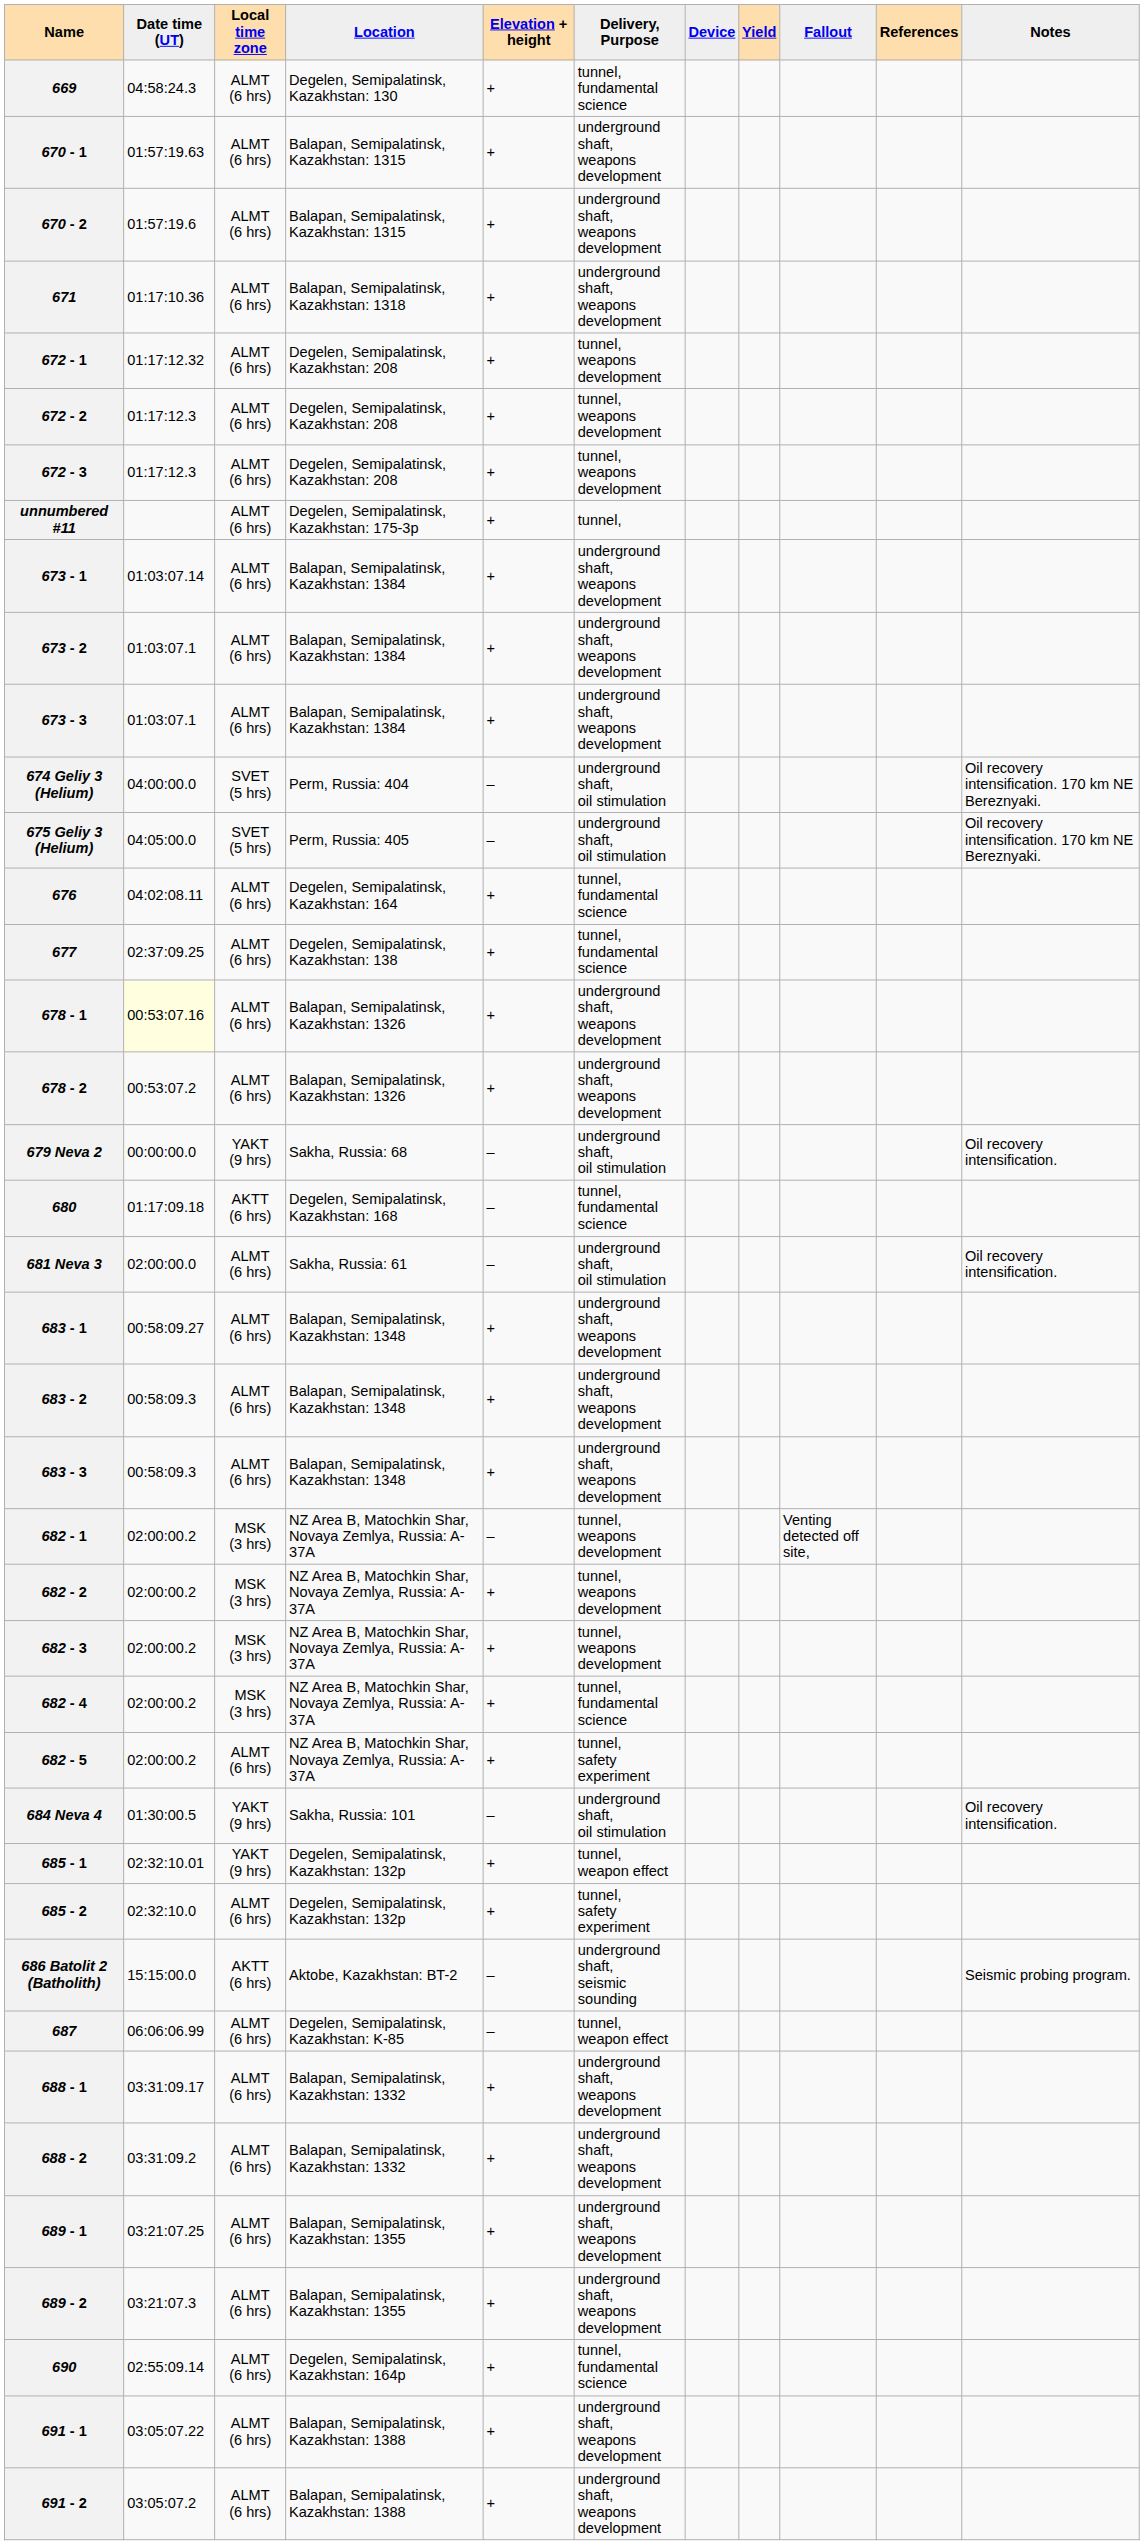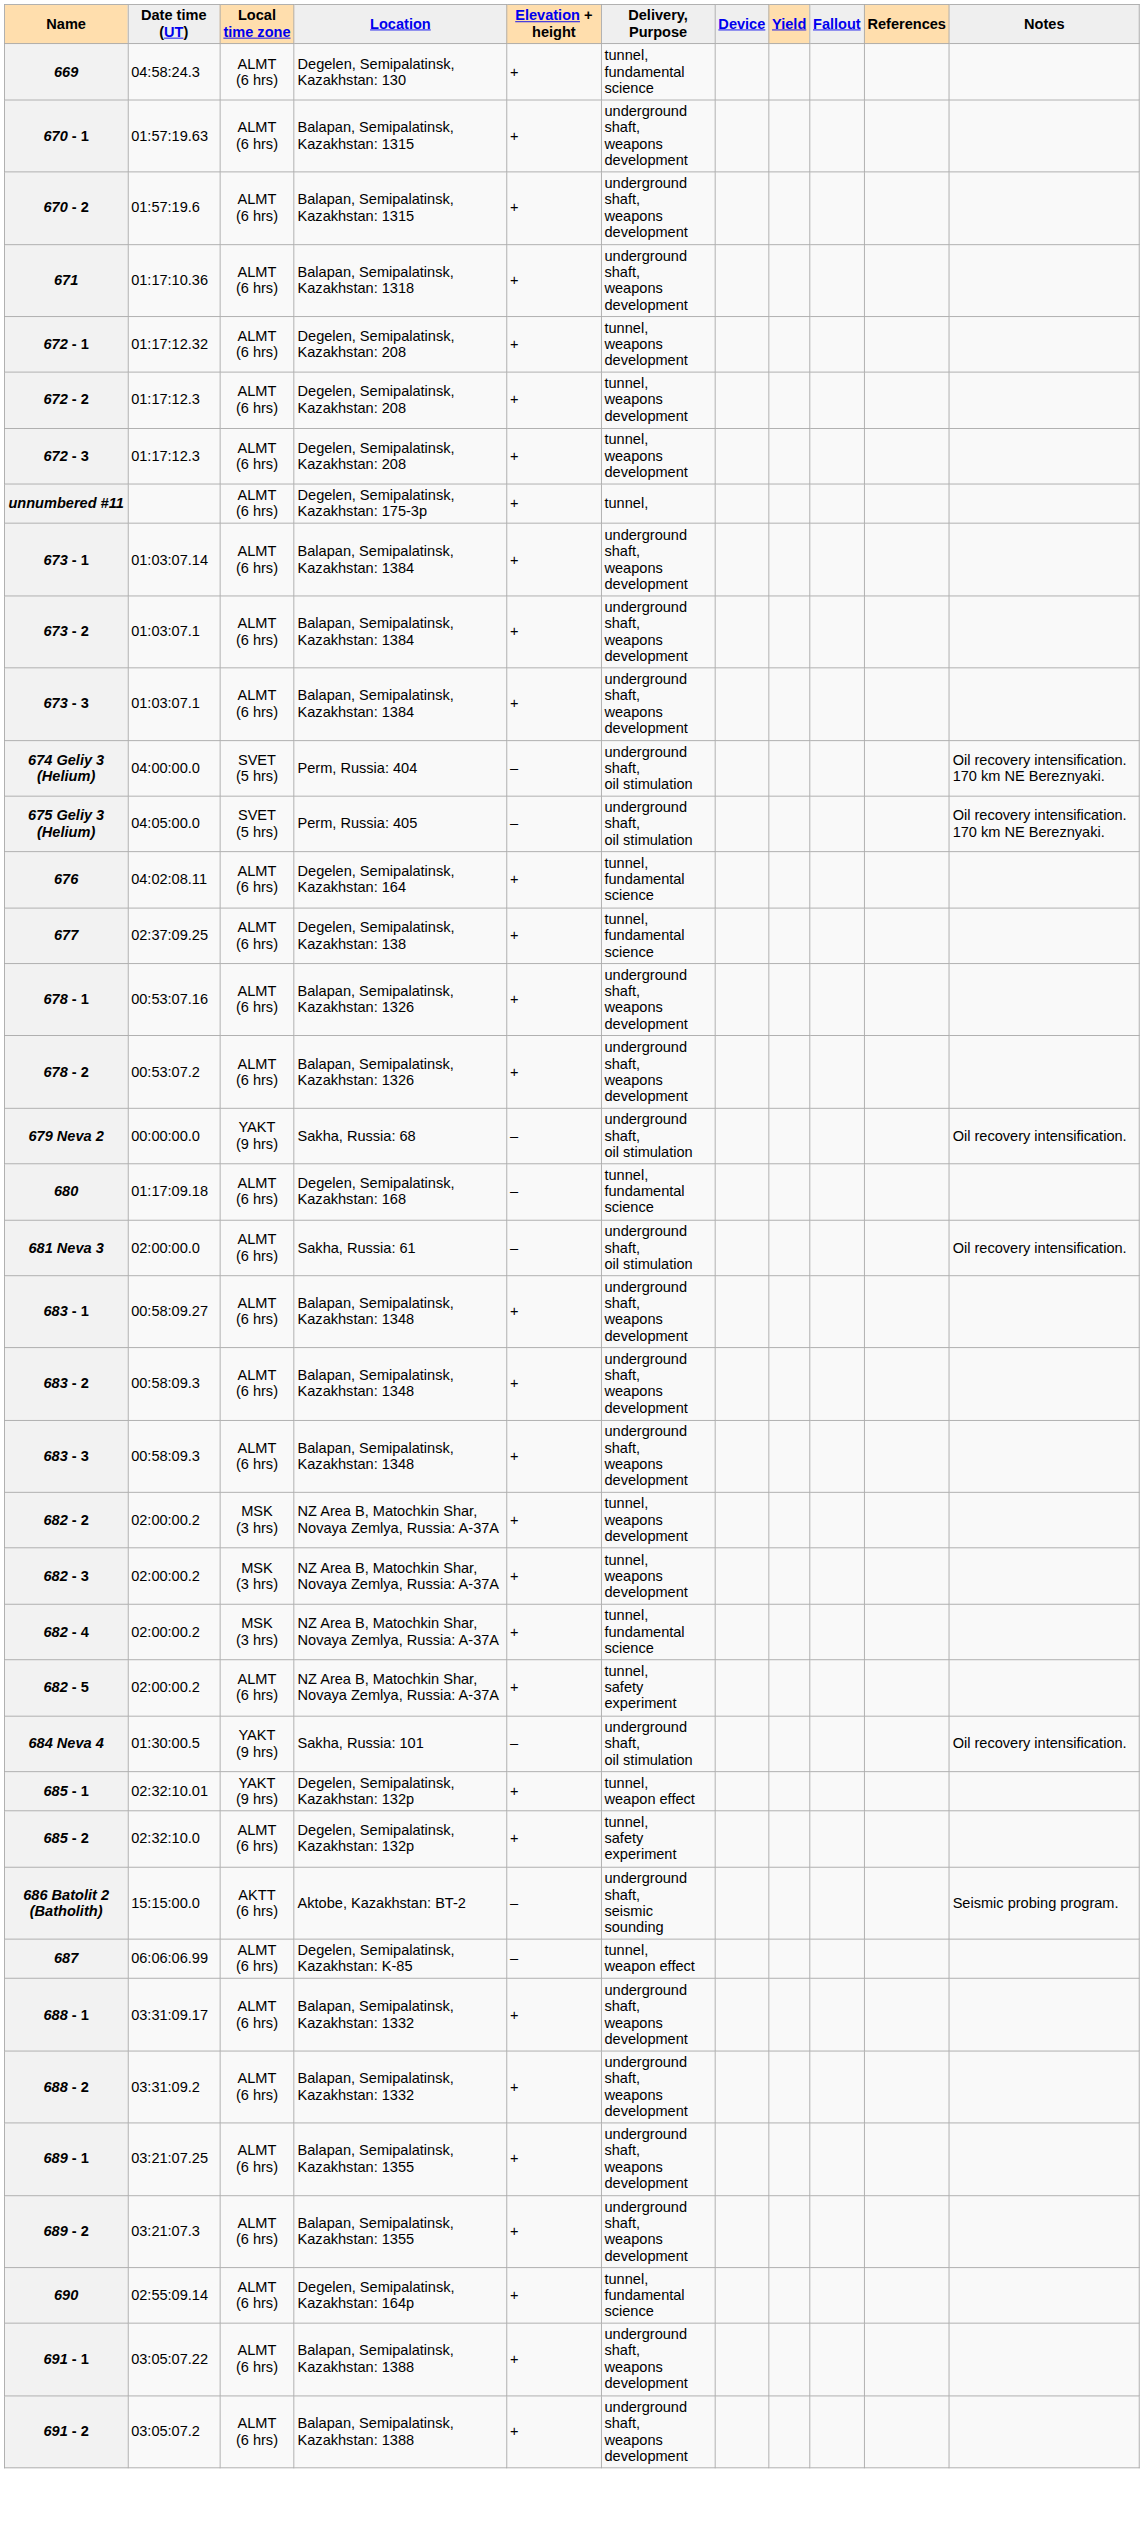(166, 1016) lightyellow background -> (170, 999) no background
(250, 1208) AKTT (6 hrs) -> (257, 1191) ALMT (6 hrs)
- row: (64, 1536)
